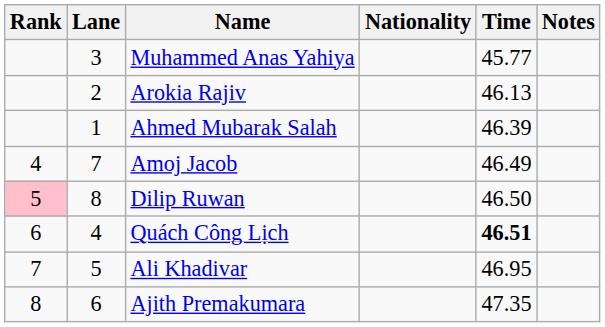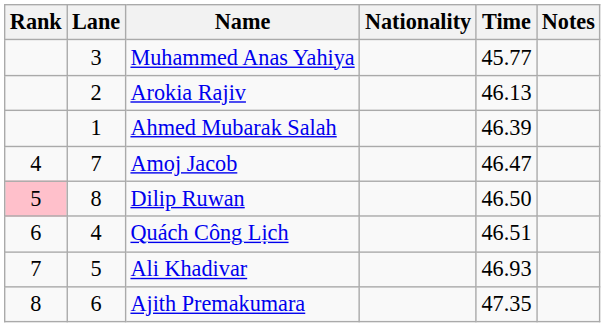(506, 163) 46.49 -> (506, 163) 46.47
(506, 233) bold -> (506, 233) normal
(506, 269) 46.95 -> (506, 269) 46.93
